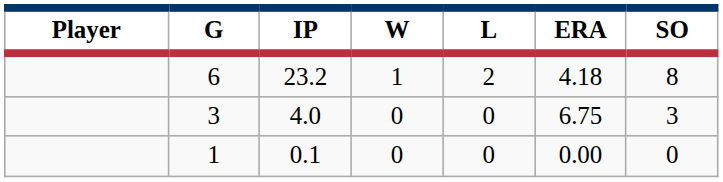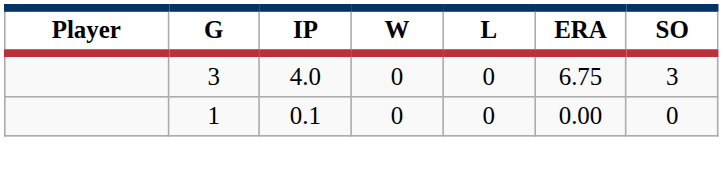- row: (214, 76)
